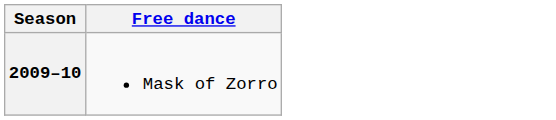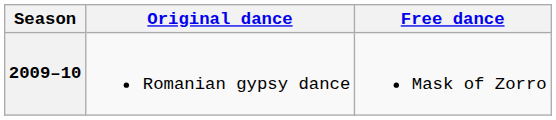+ column: (220, 19)
